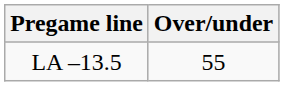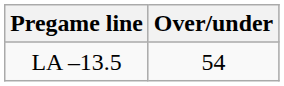(213, 61) 55 -> (213, 61) 54
